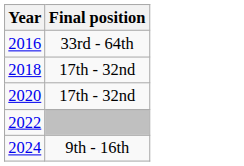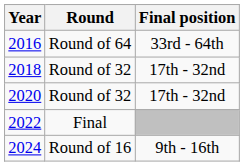+ column: (90, 17)
